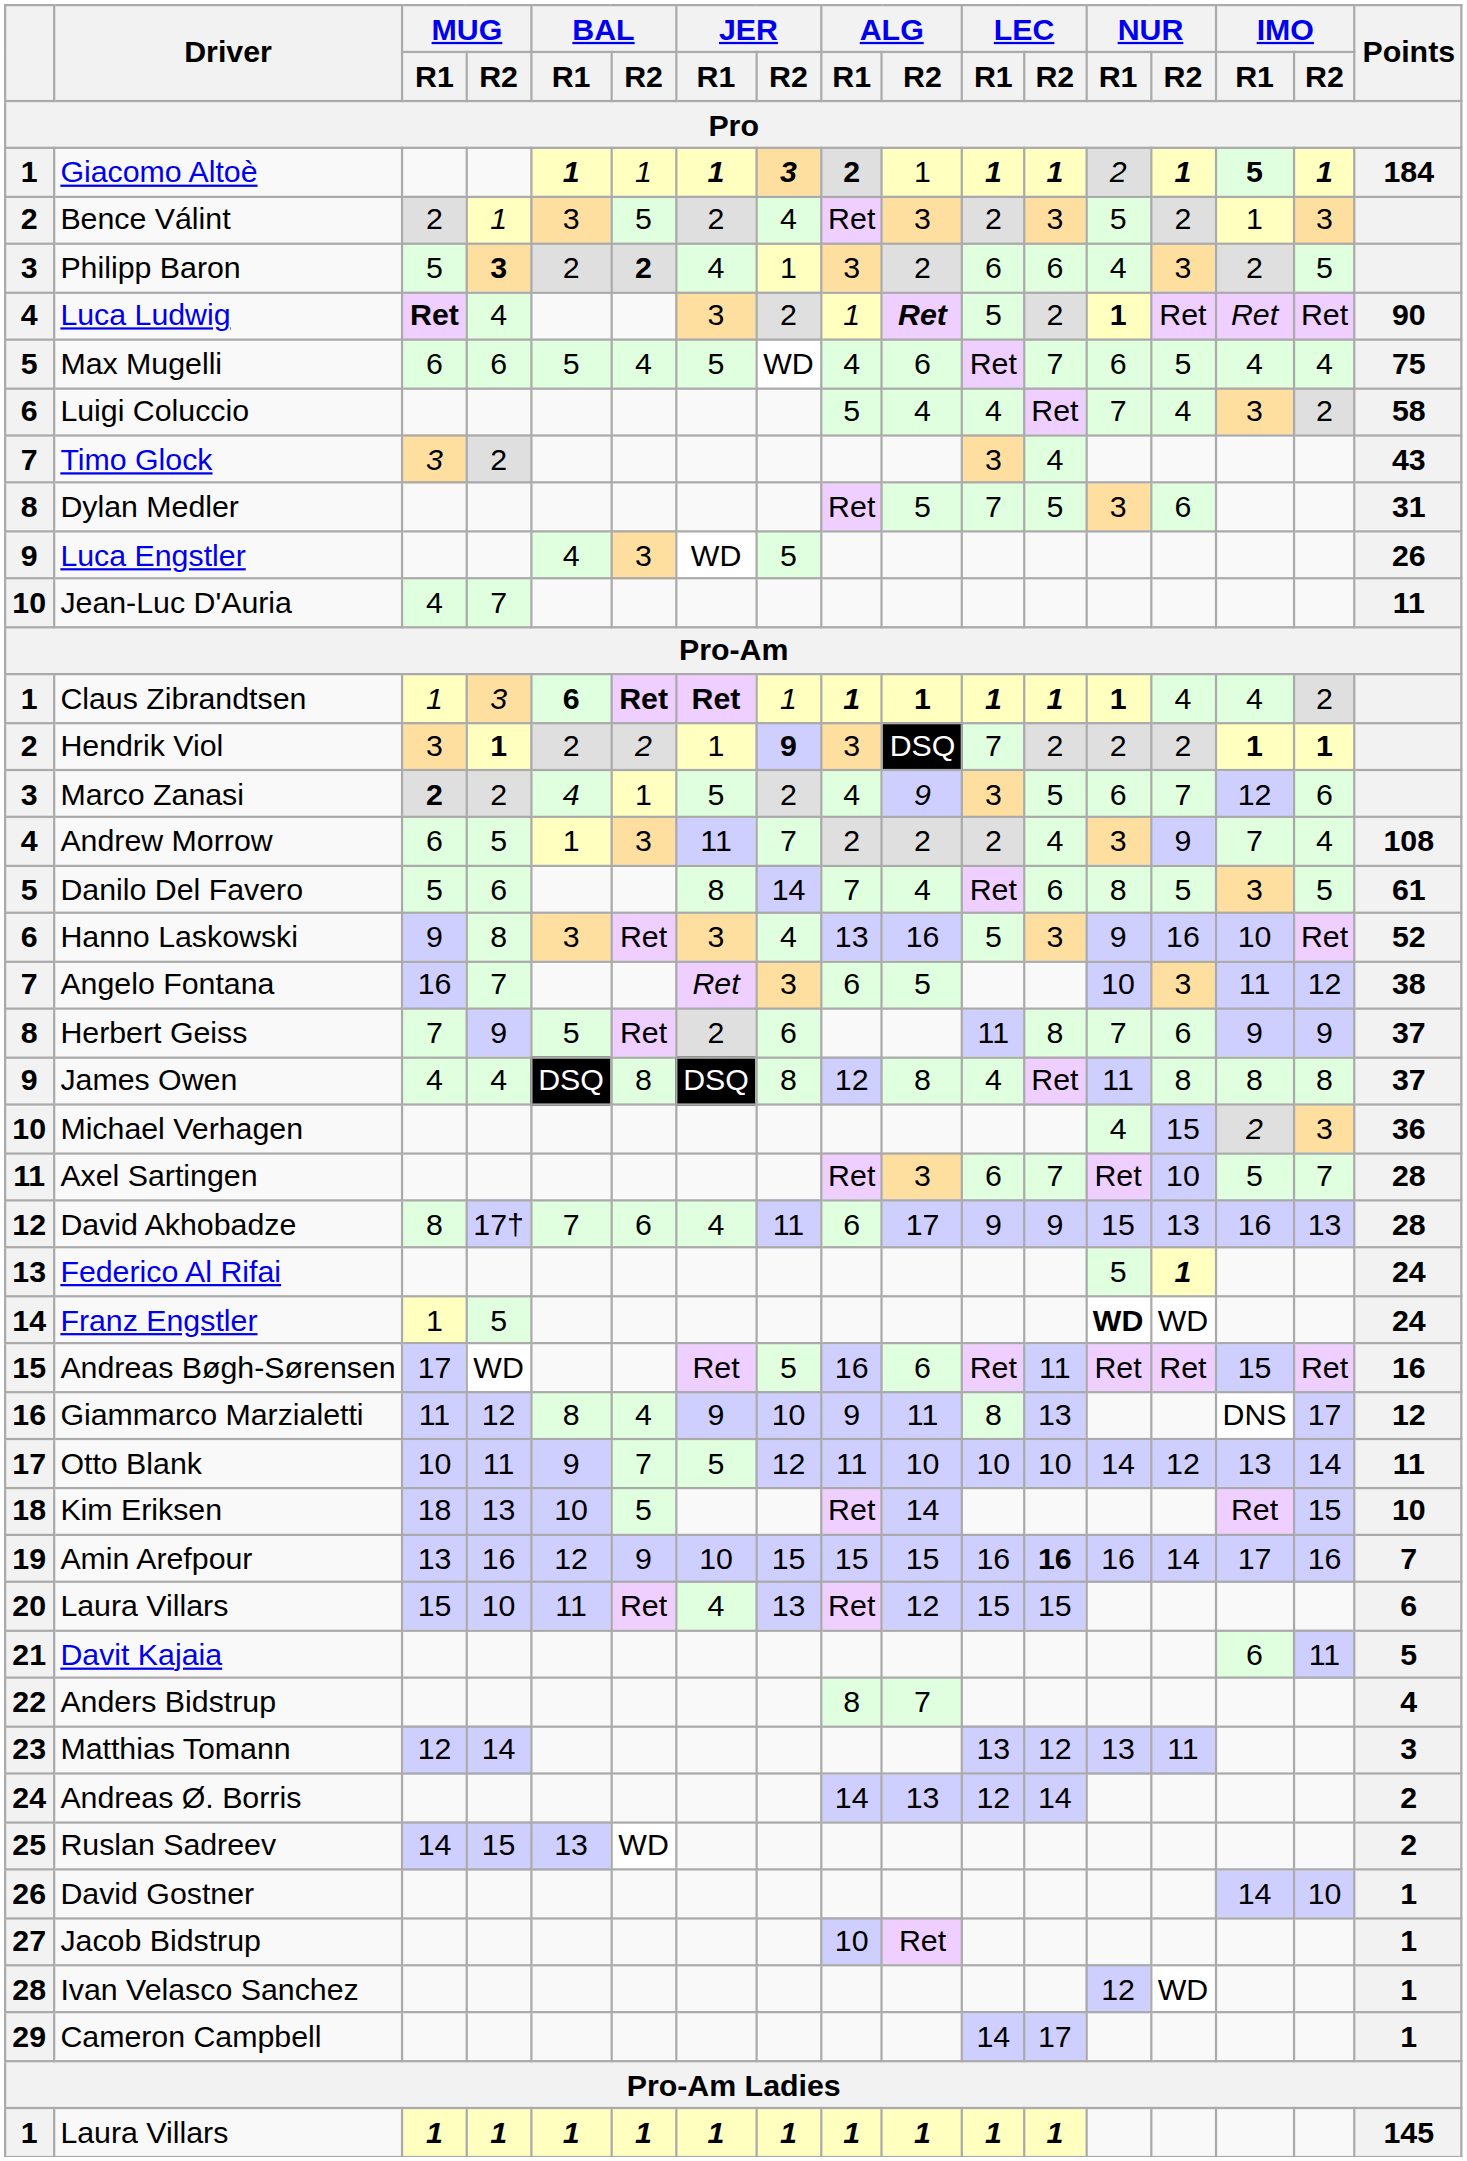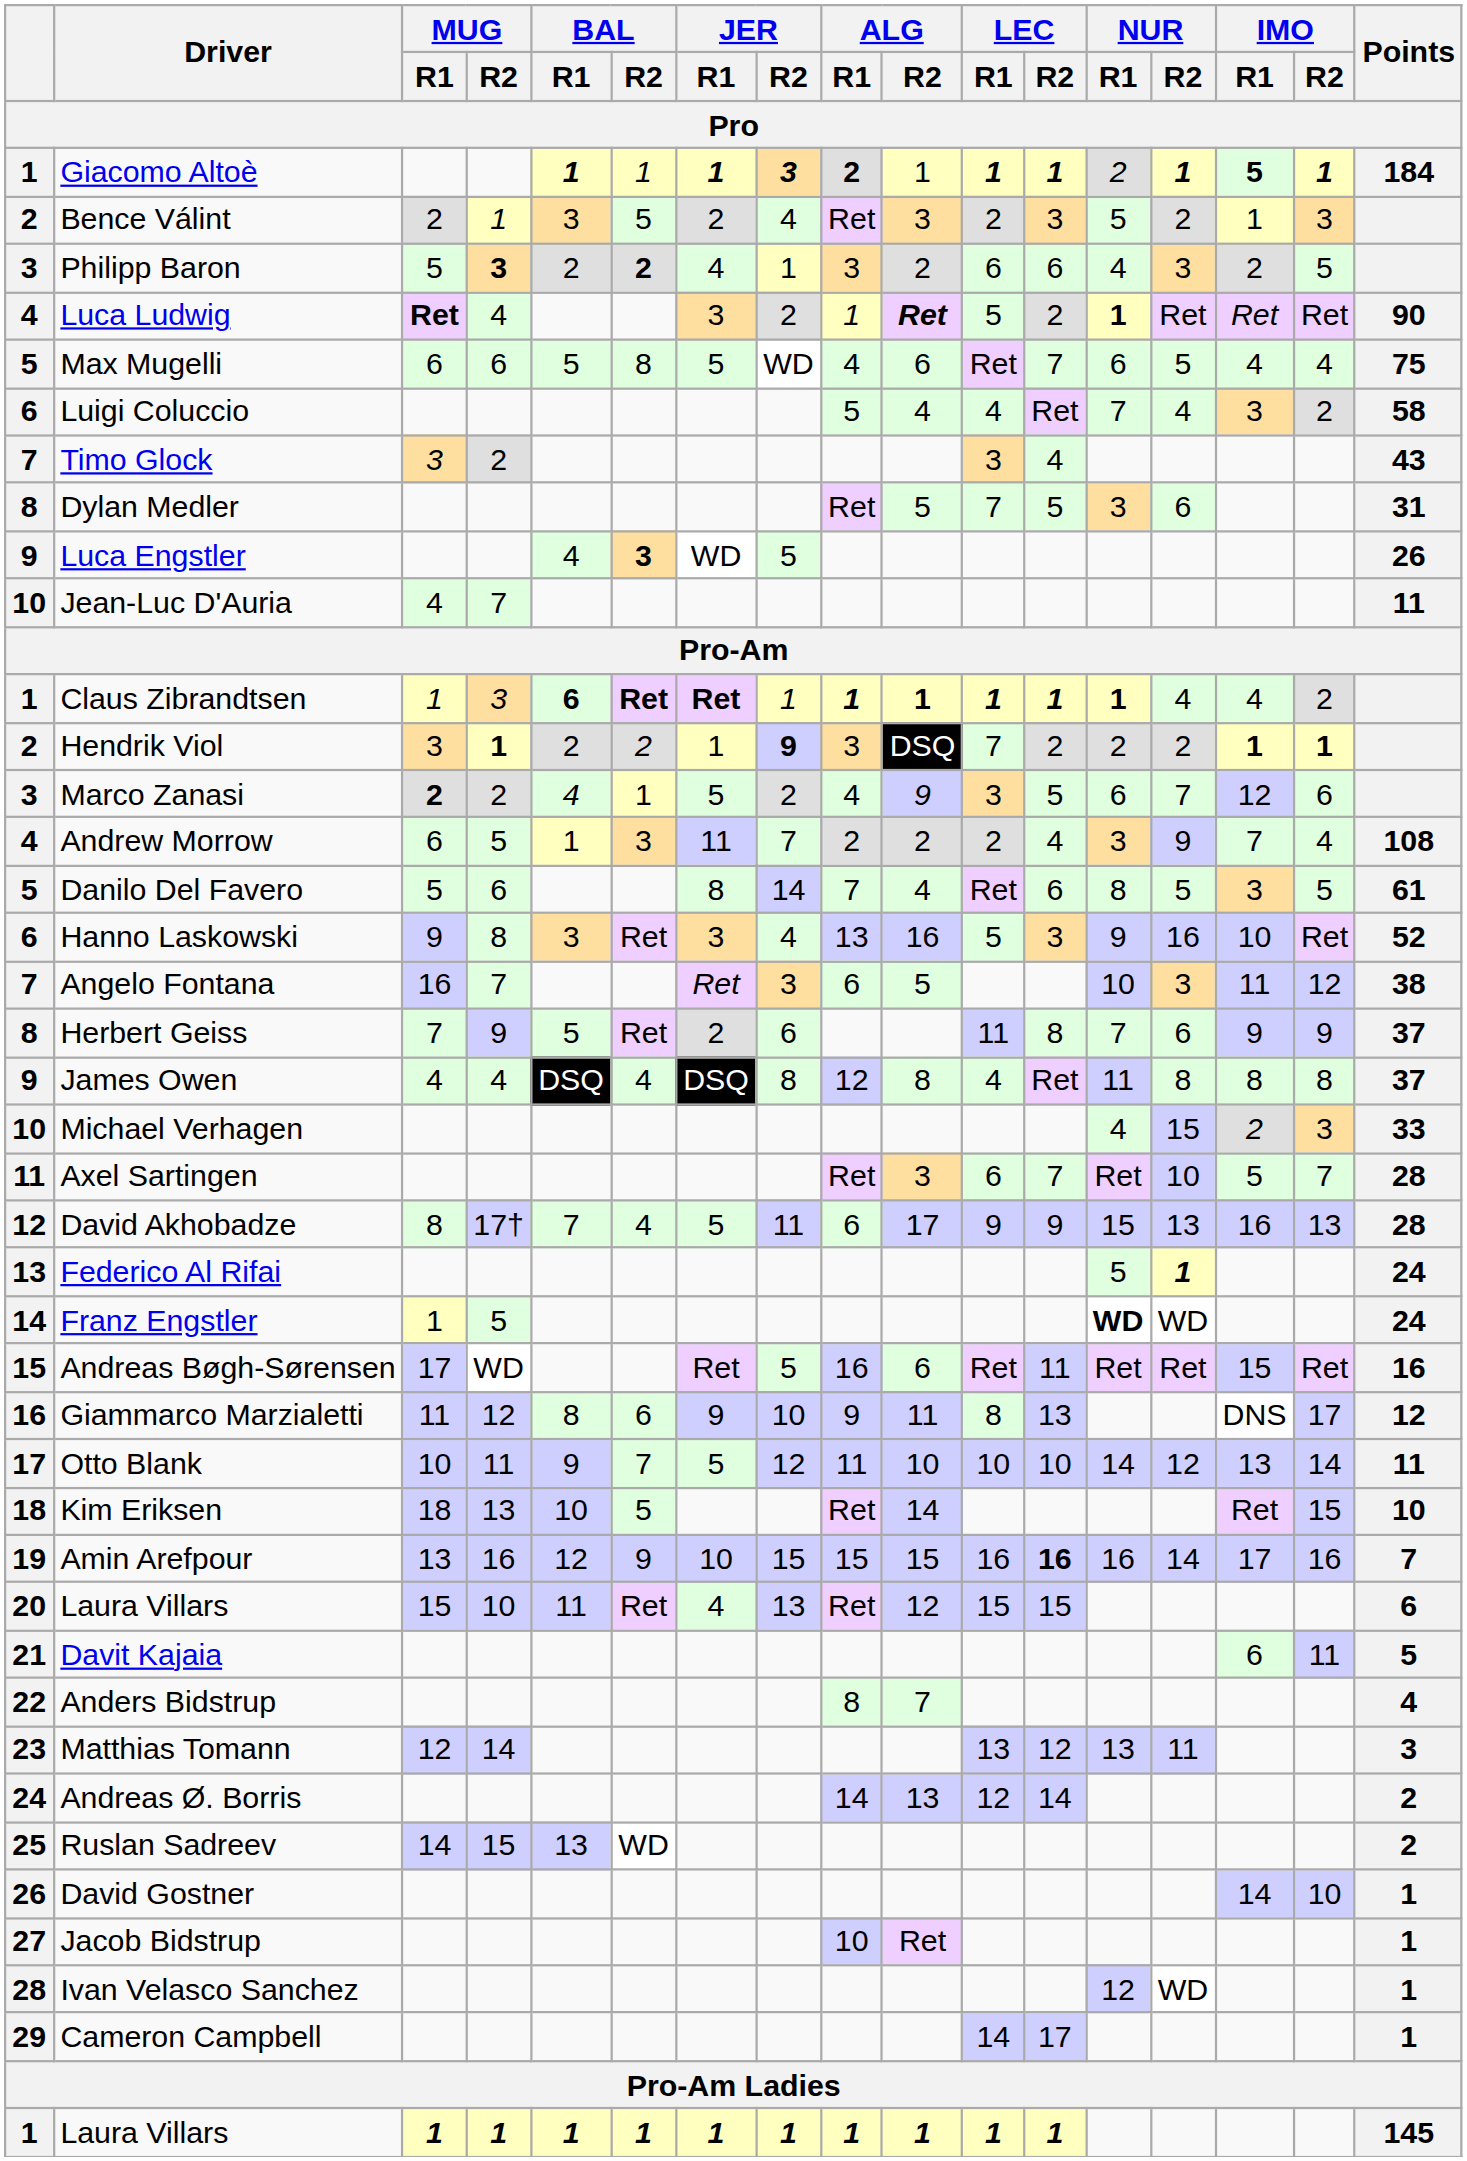(644, 363) 4 -> (644, 363) 8
(644, 554) normal -> (644, 554) bold
(644, 1080) 8 -> (644, 1080) 4
(1409, 1128) 36 -> (1409, 1128) 33
(644, 1224) 6 -> (644, 1224) 4
(716, 1224) 4 -> (716, 1224) 5
(644, 1415) 4 -> (644, 1415) 6
